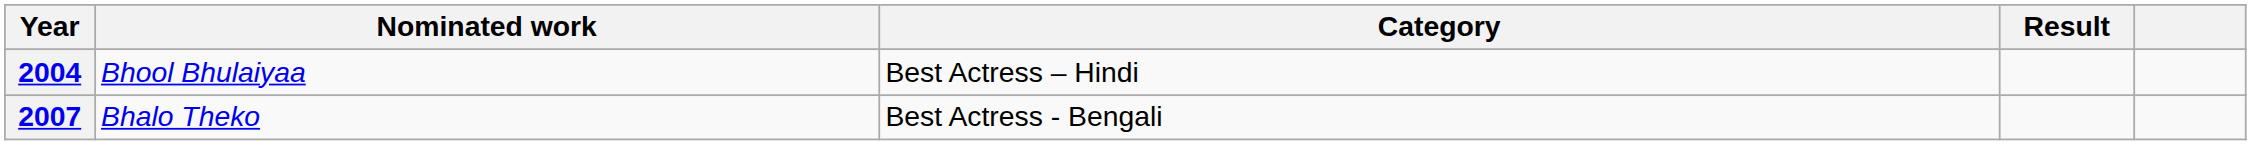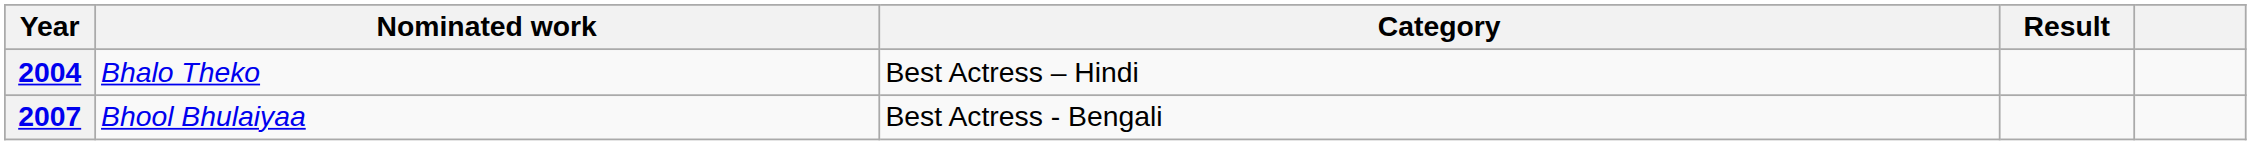(203, 71) Bhool Bhulaiyaa -> (181, 71) Bhalo Theko
(181, 116) Bhalo Theko -> (203, 116) Bhool Bhulaiyaa
